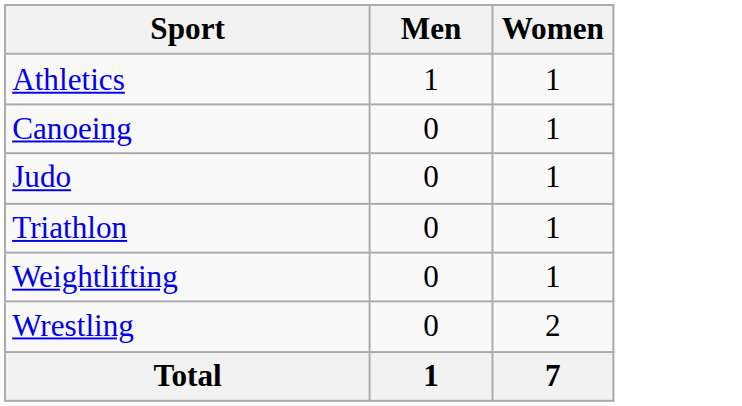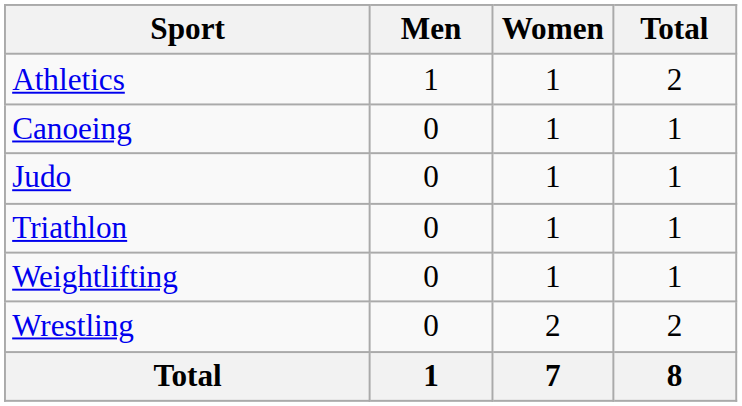+ column: (674, 29)
